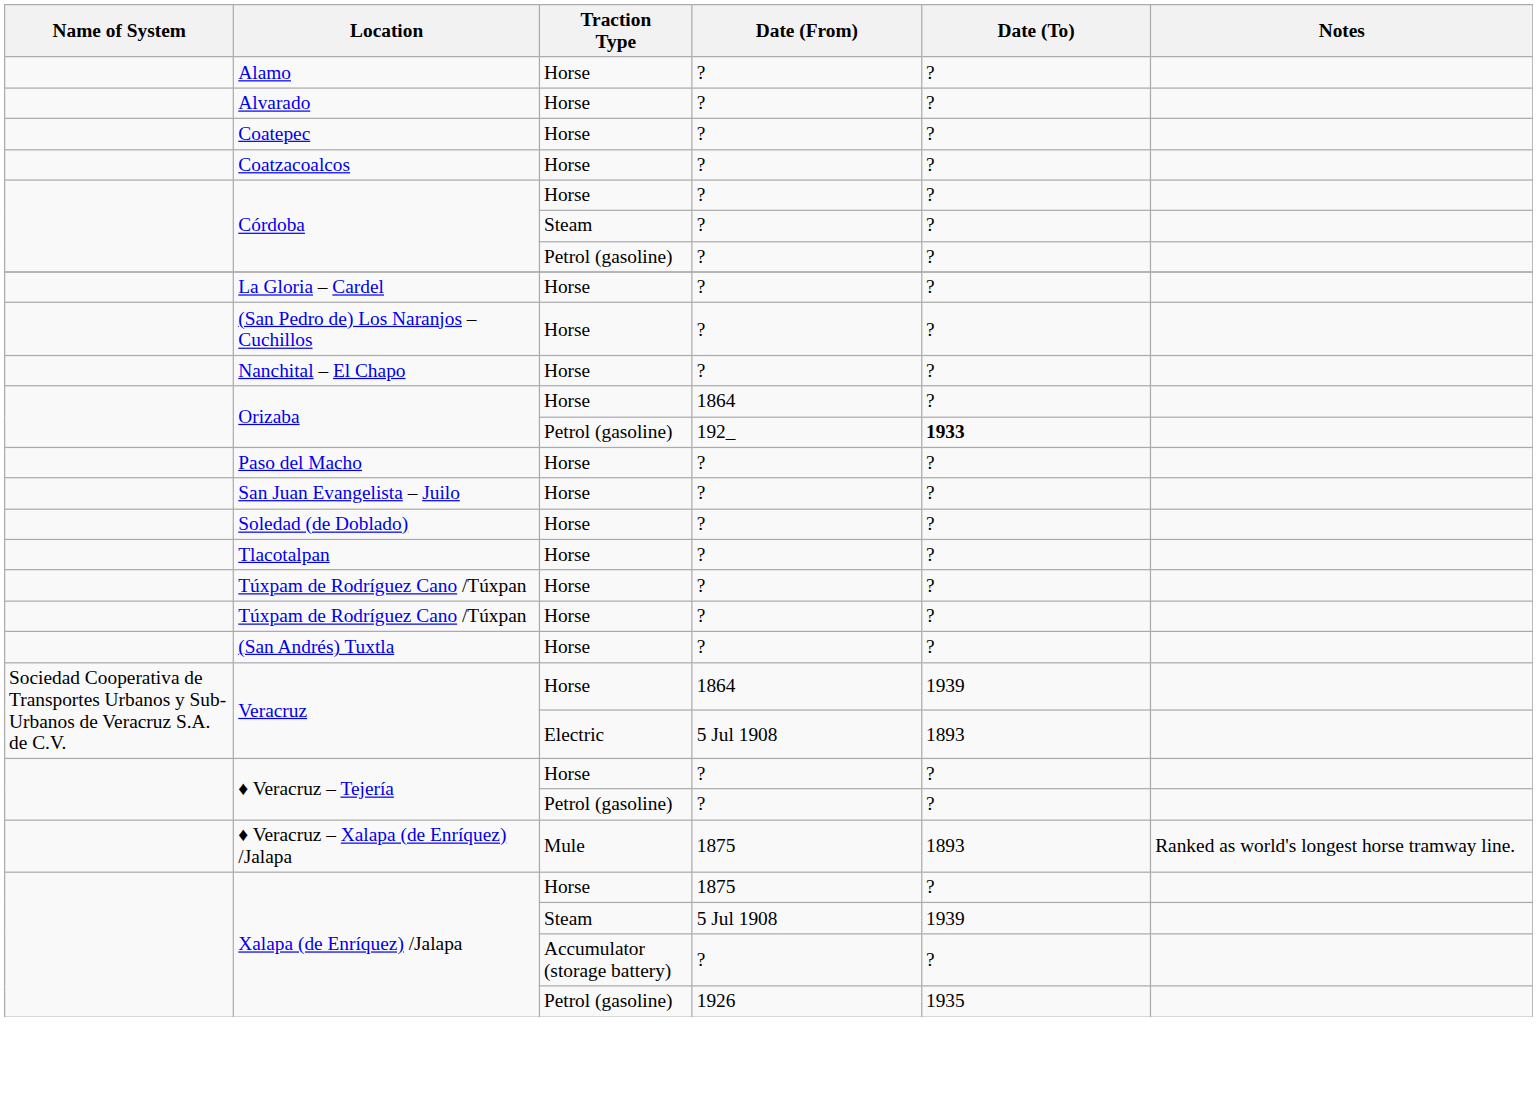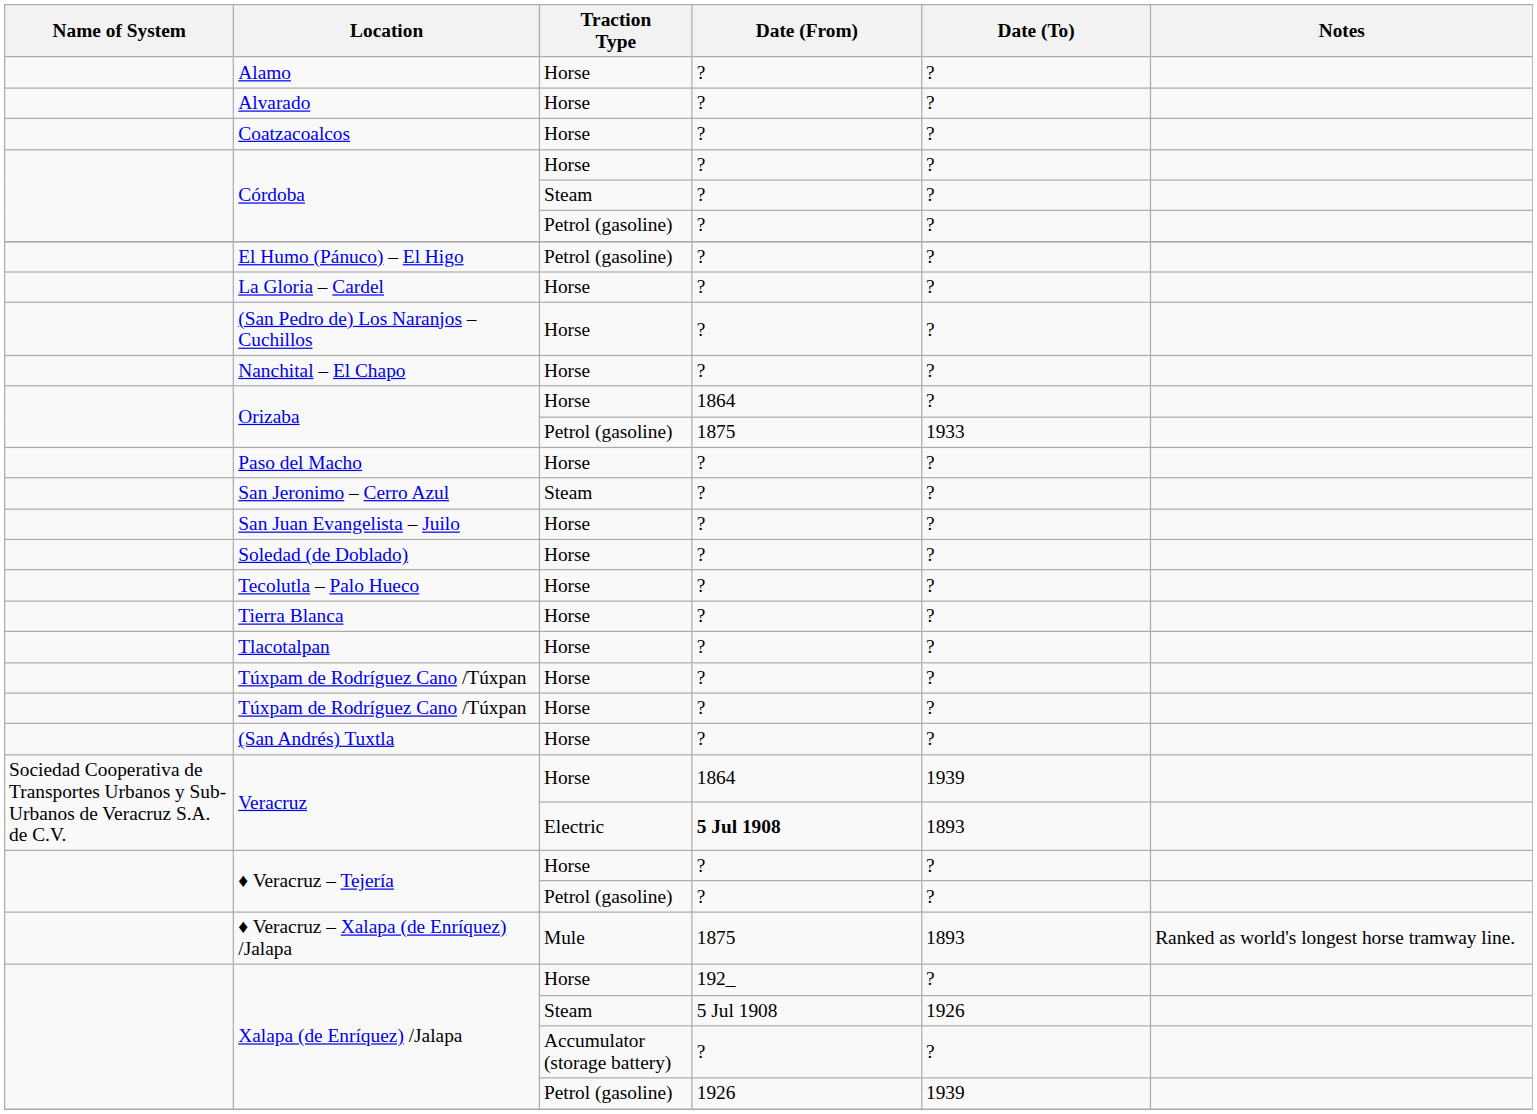- row: (274, 133)
+ row: (351, 256)
(716, 431) 192_ -> (716, 431) 1875
(945, 431) bold -> (945, 431) normal
+ row: (344, 493)
+ row: (329, 585)
+ row: (291, 616)
(737, 734) normal -> (739, 826) bold
(716, 887) 1875 -> (716, 979) 192_
(945, 918) 1939 -> (945, 1010) 1926
(945, 1001) 1935 -> (945, 1093) 1939
